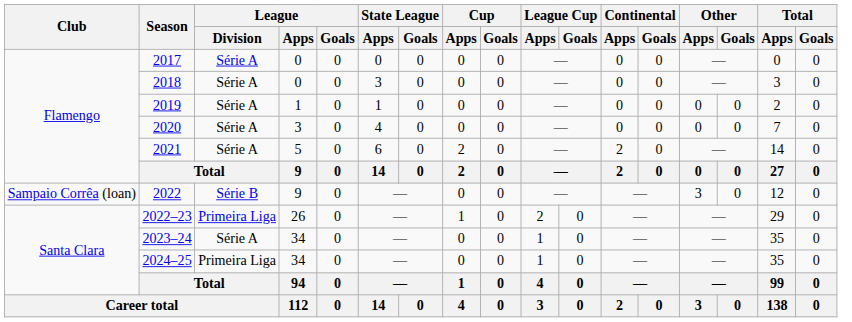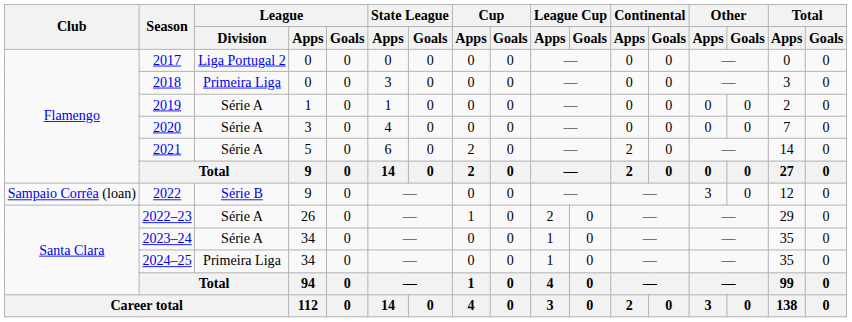(237, 60) Série A -> (242, 60) Liga Portugal 2
(237, 82) Série A -> (242, 82) Primeira Liga
(237, 216) Primeira Liga -> (242, 216) Série A
